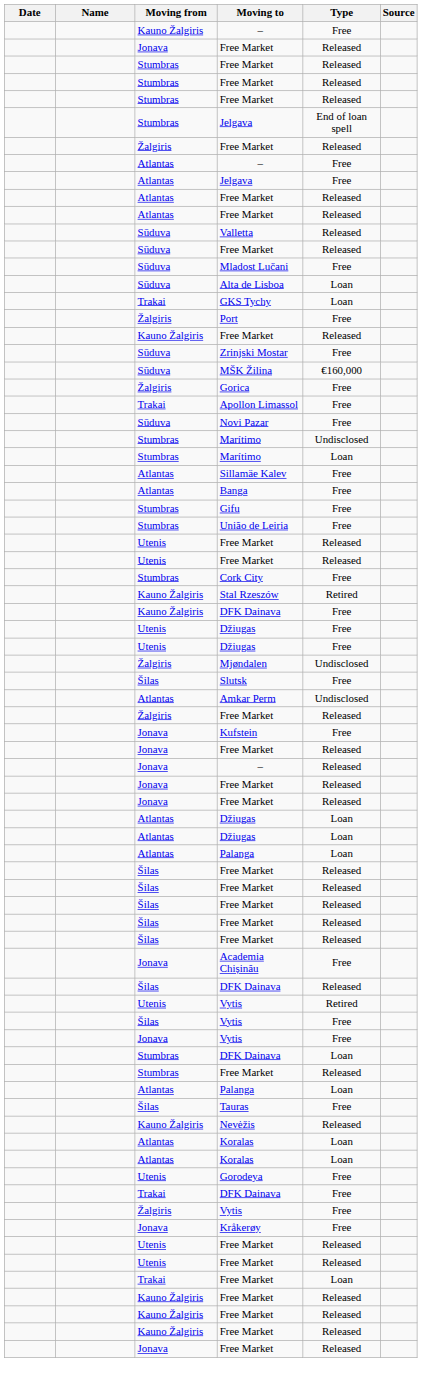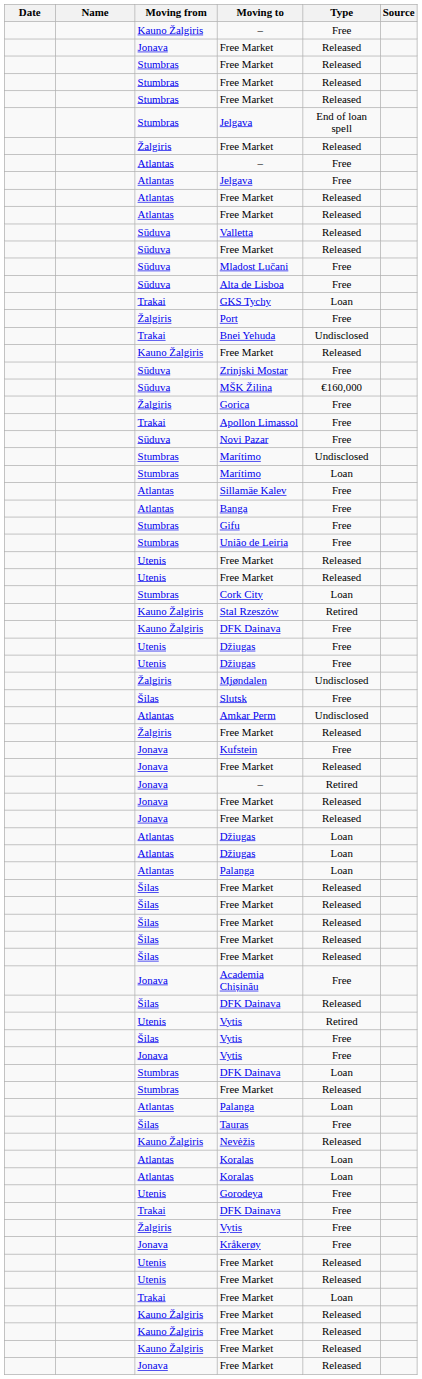(342, 284) Loan -> (342, 284) Free
+ row: (152, 335)
(342, 577) Free -> (342, 594) Loan
(342, 767) Released -> (342, 784) Retired
